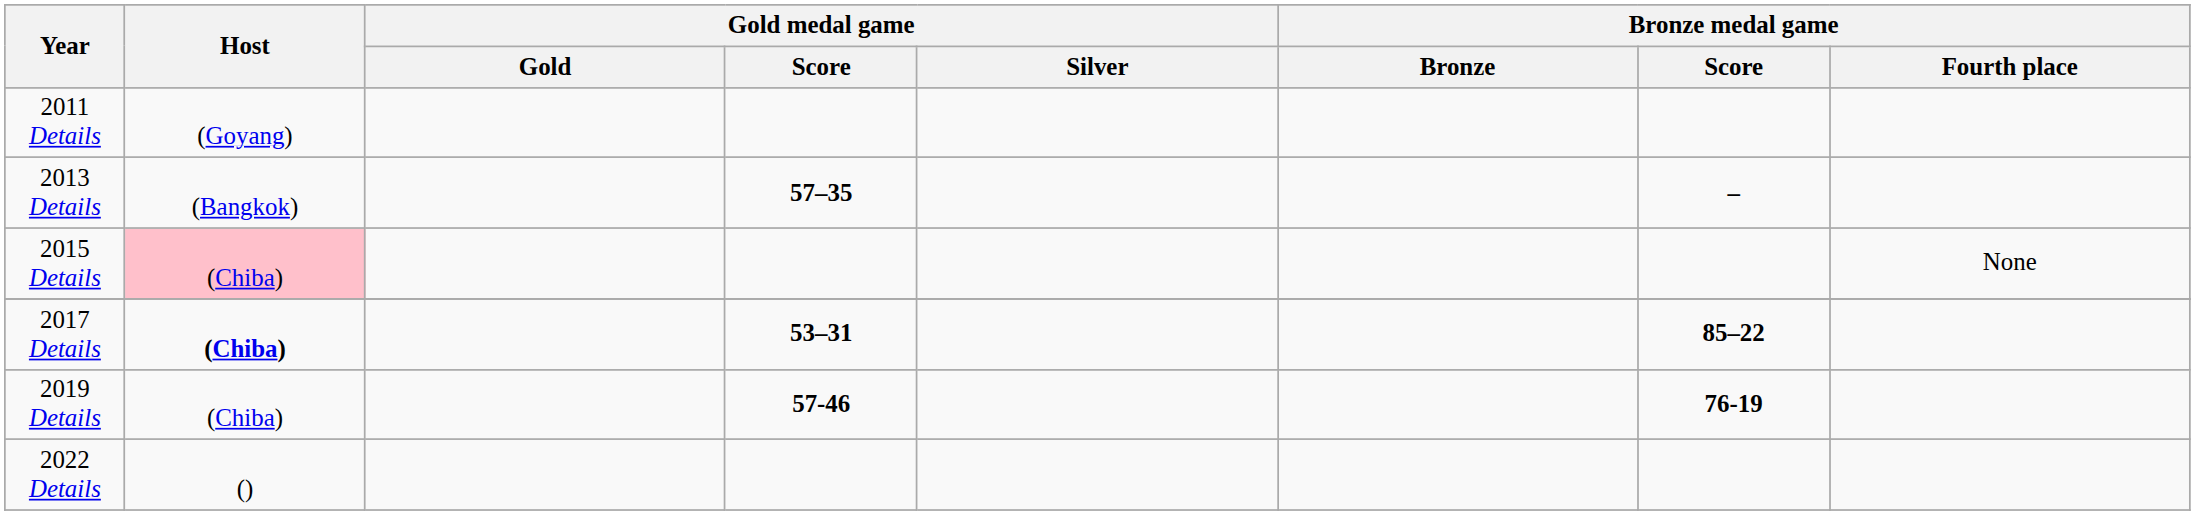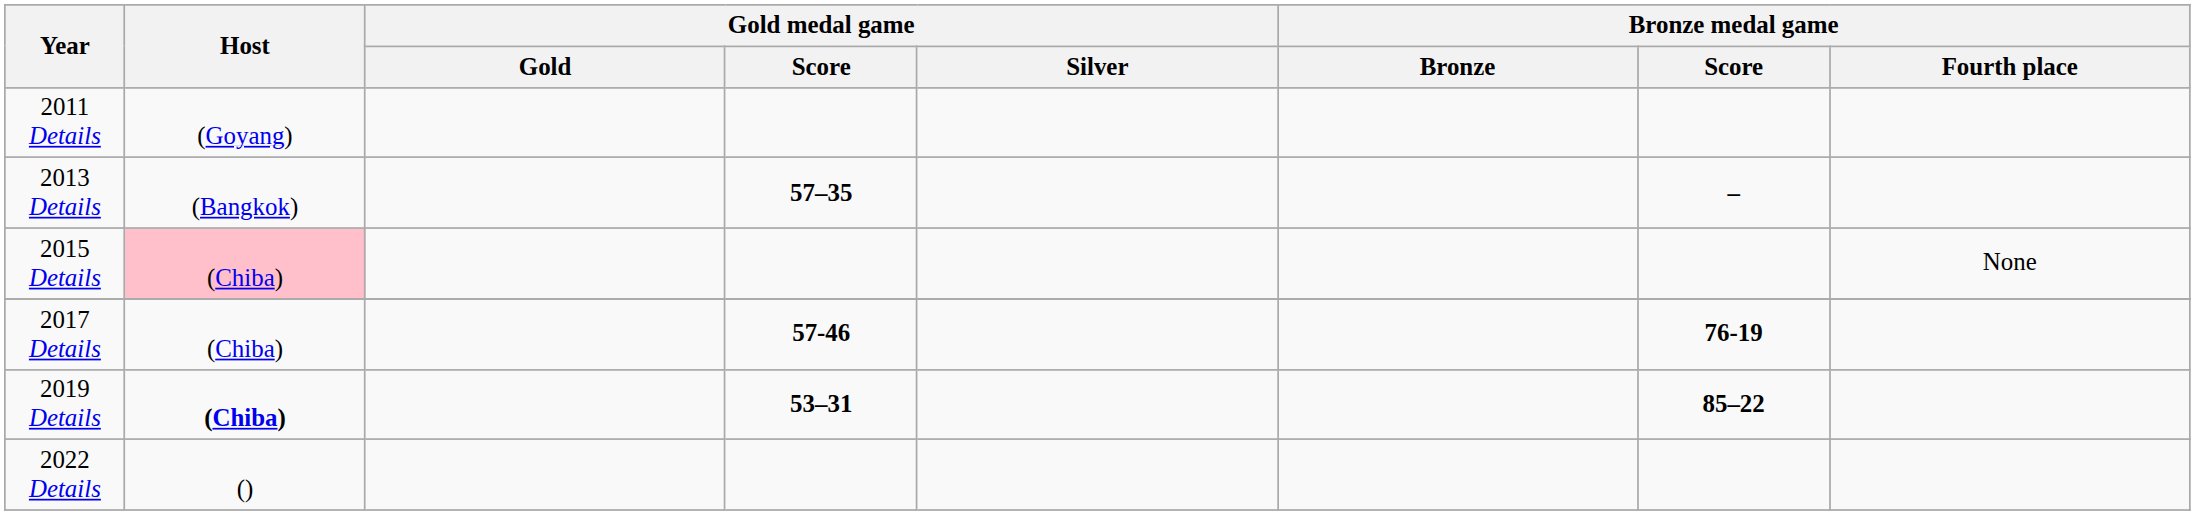(245, 348) bold -> (245, 348) normal
(821, 333) 53–31 -> (821, 333) 57-46
(1734, 333) 85–22 -> (1734, 333) 76-19
(245, 419) normal -> (245, 419) bold
(821, 404) 57-46 -> (821, 404) 53–31
(1734, 404) 76-19 -> (1734, 404) 85–22
